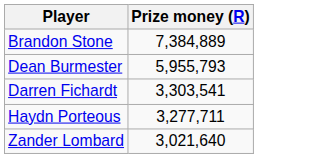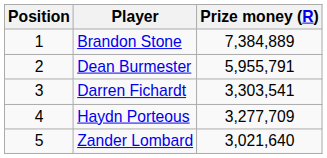+ column: (39, 16)
(191, 66) 5,955,793 -> (260, 66) 5,955,791
(191, 116) 3,277,711 -> (260, 116) 3,277,709
